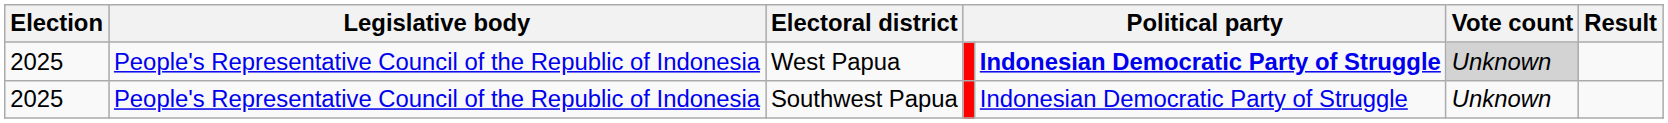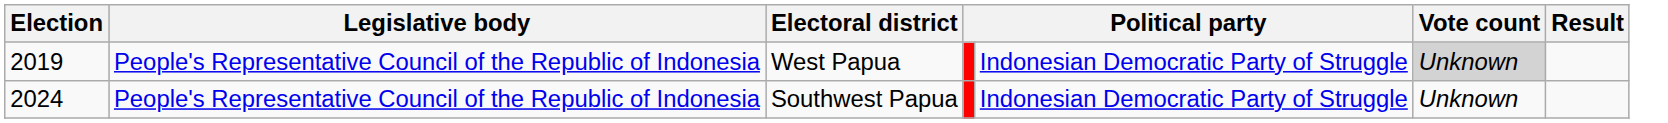(37, 61) 2025 -> (37, 61) 2019
(1210, 61) bold -> (1194, 61) normal
(37, 99) 2025 -> (37, 99) 2024
